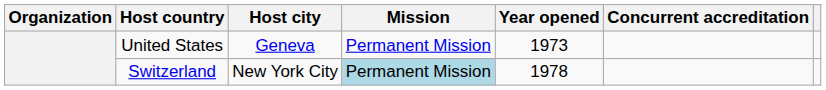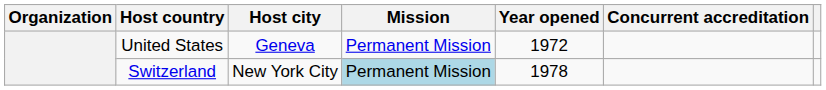(549, 44) 1973 -> (549, 44) 1972
